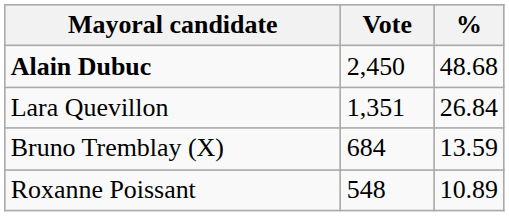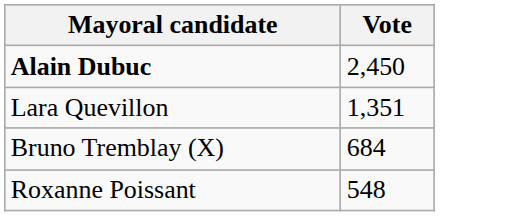- column: (469, 25)
